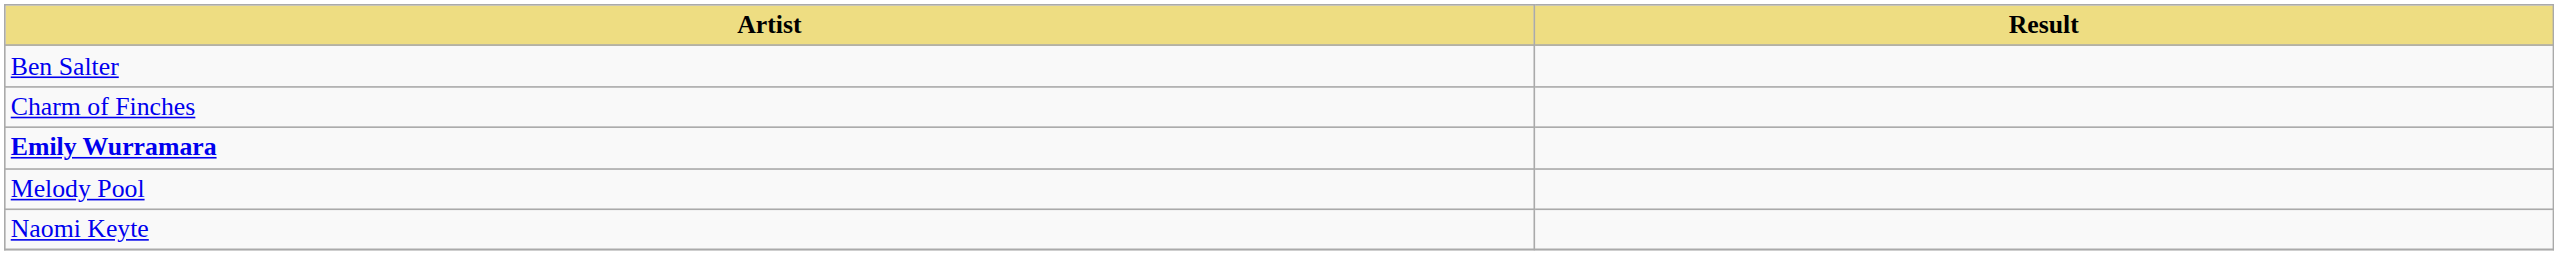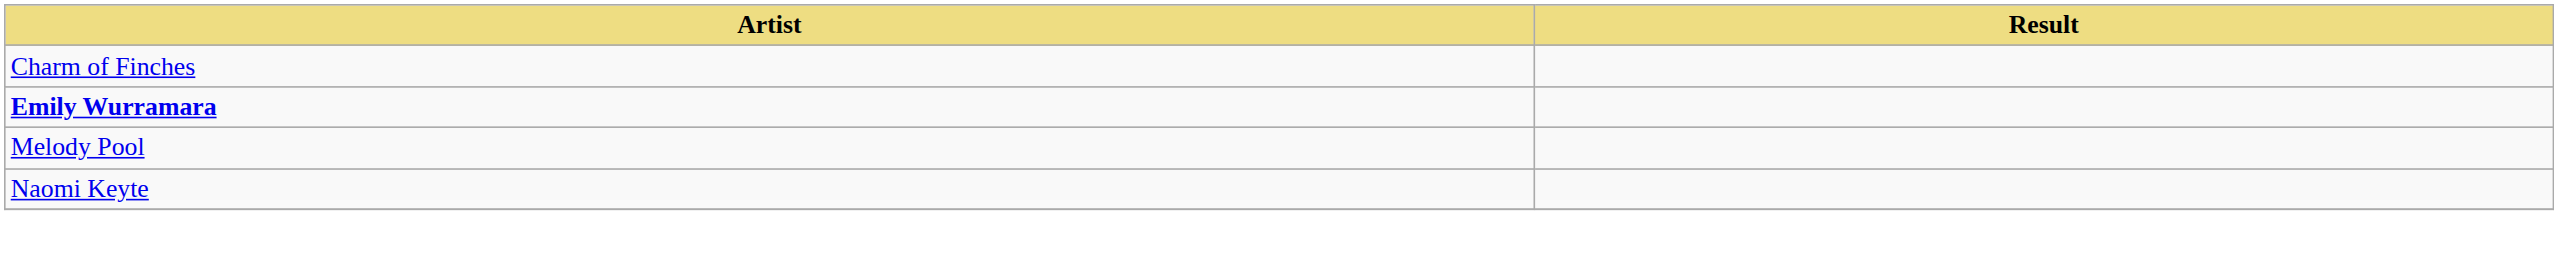- row: (65, 65)
